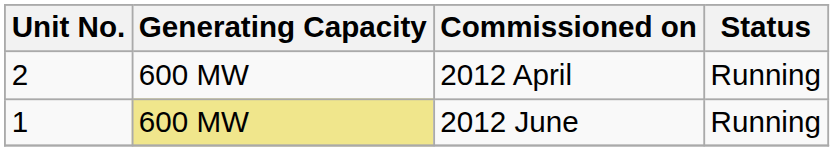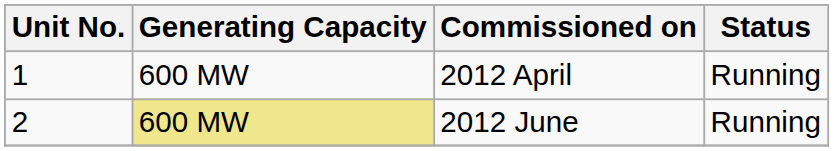(20, 74) 2 -> (20, 74) 1
(20, 121) 1 -> (20, 121) 2
